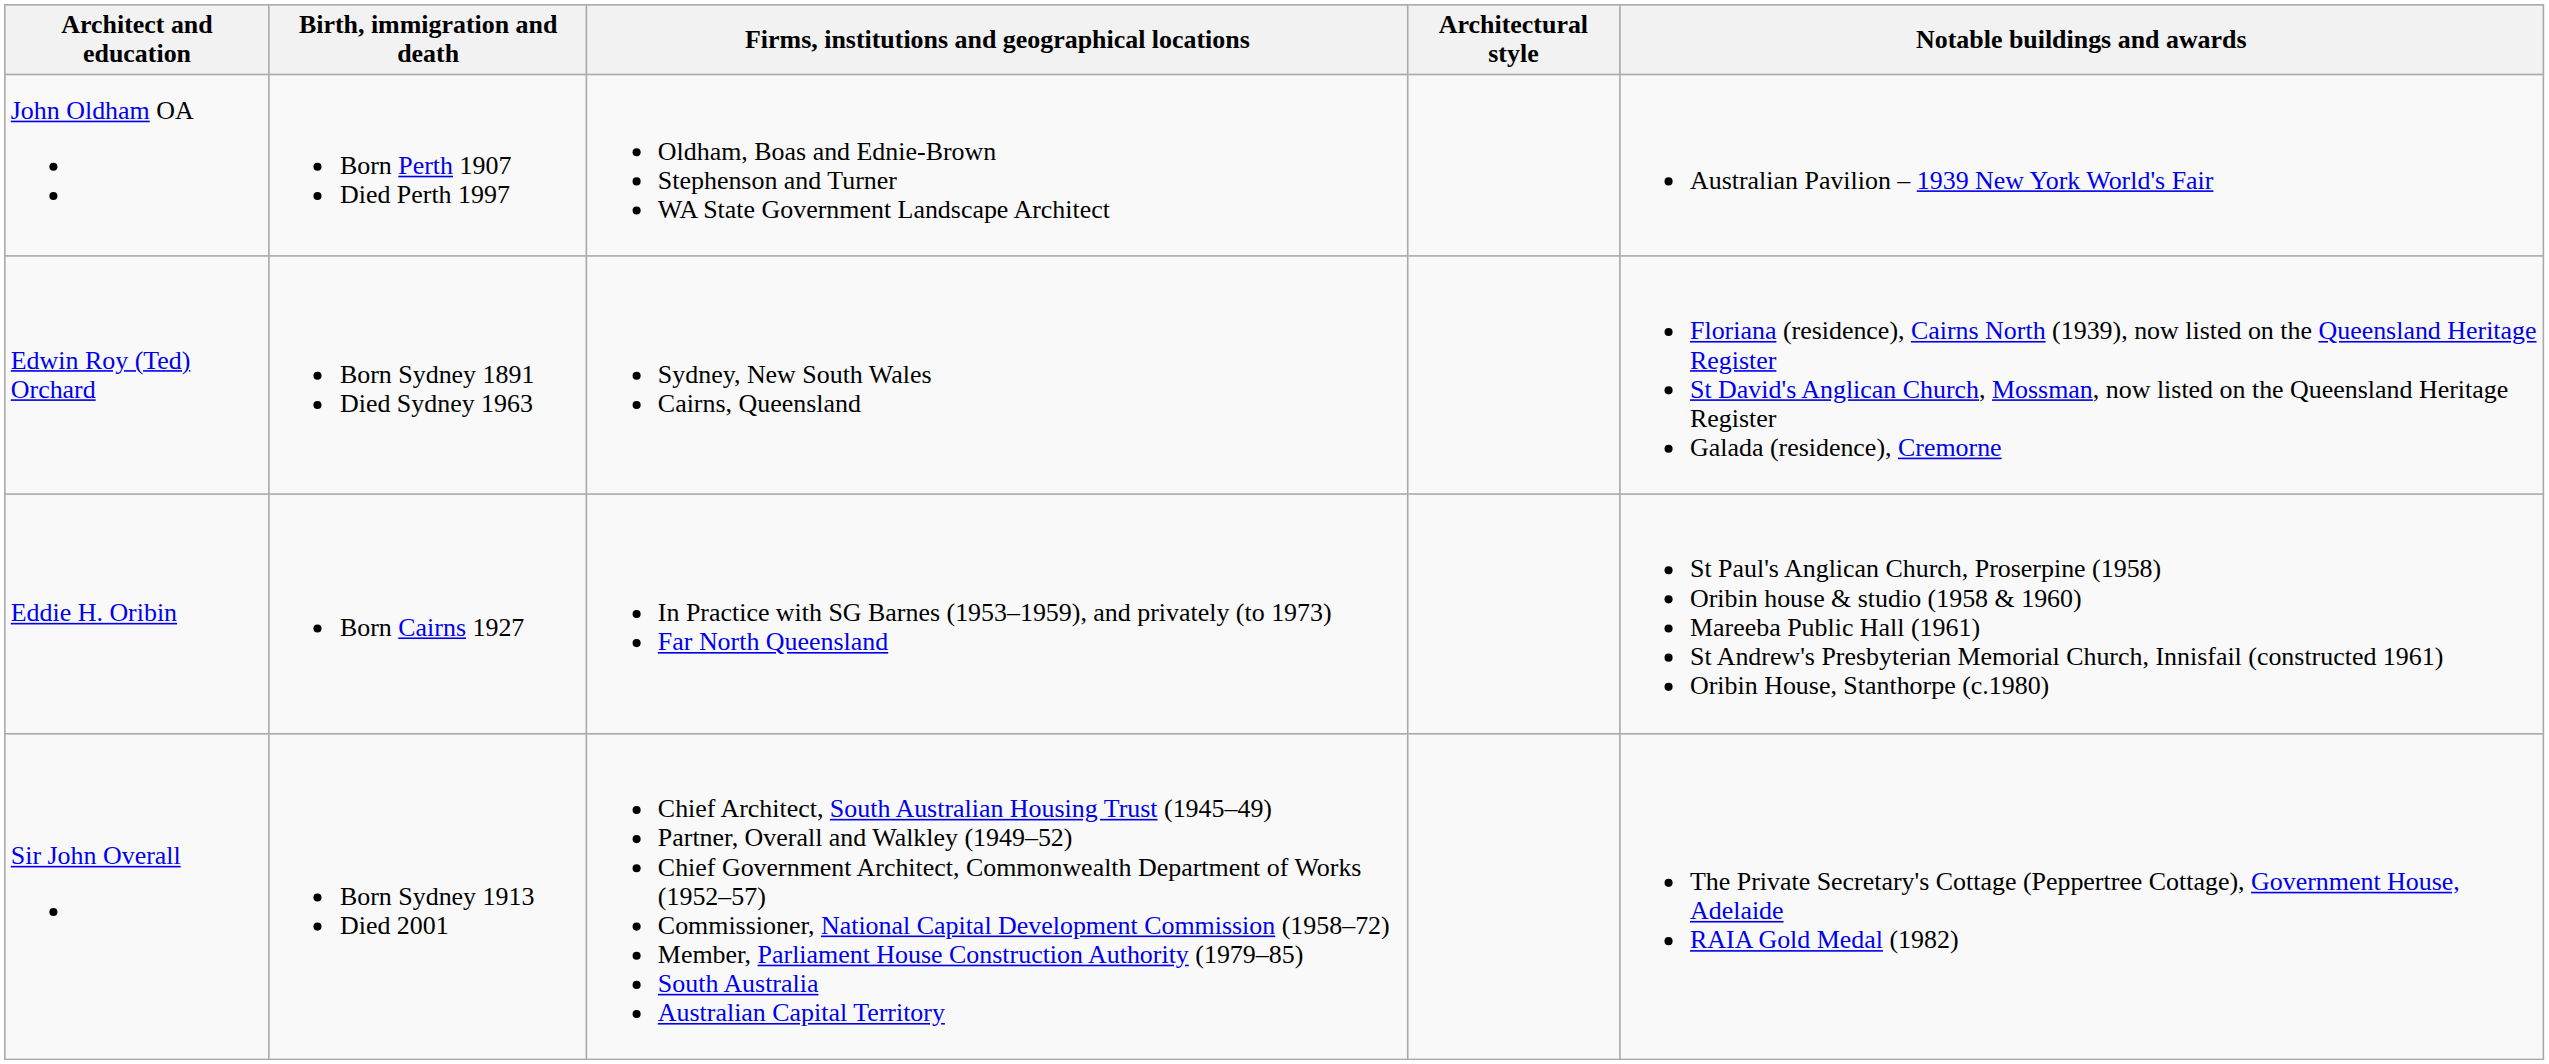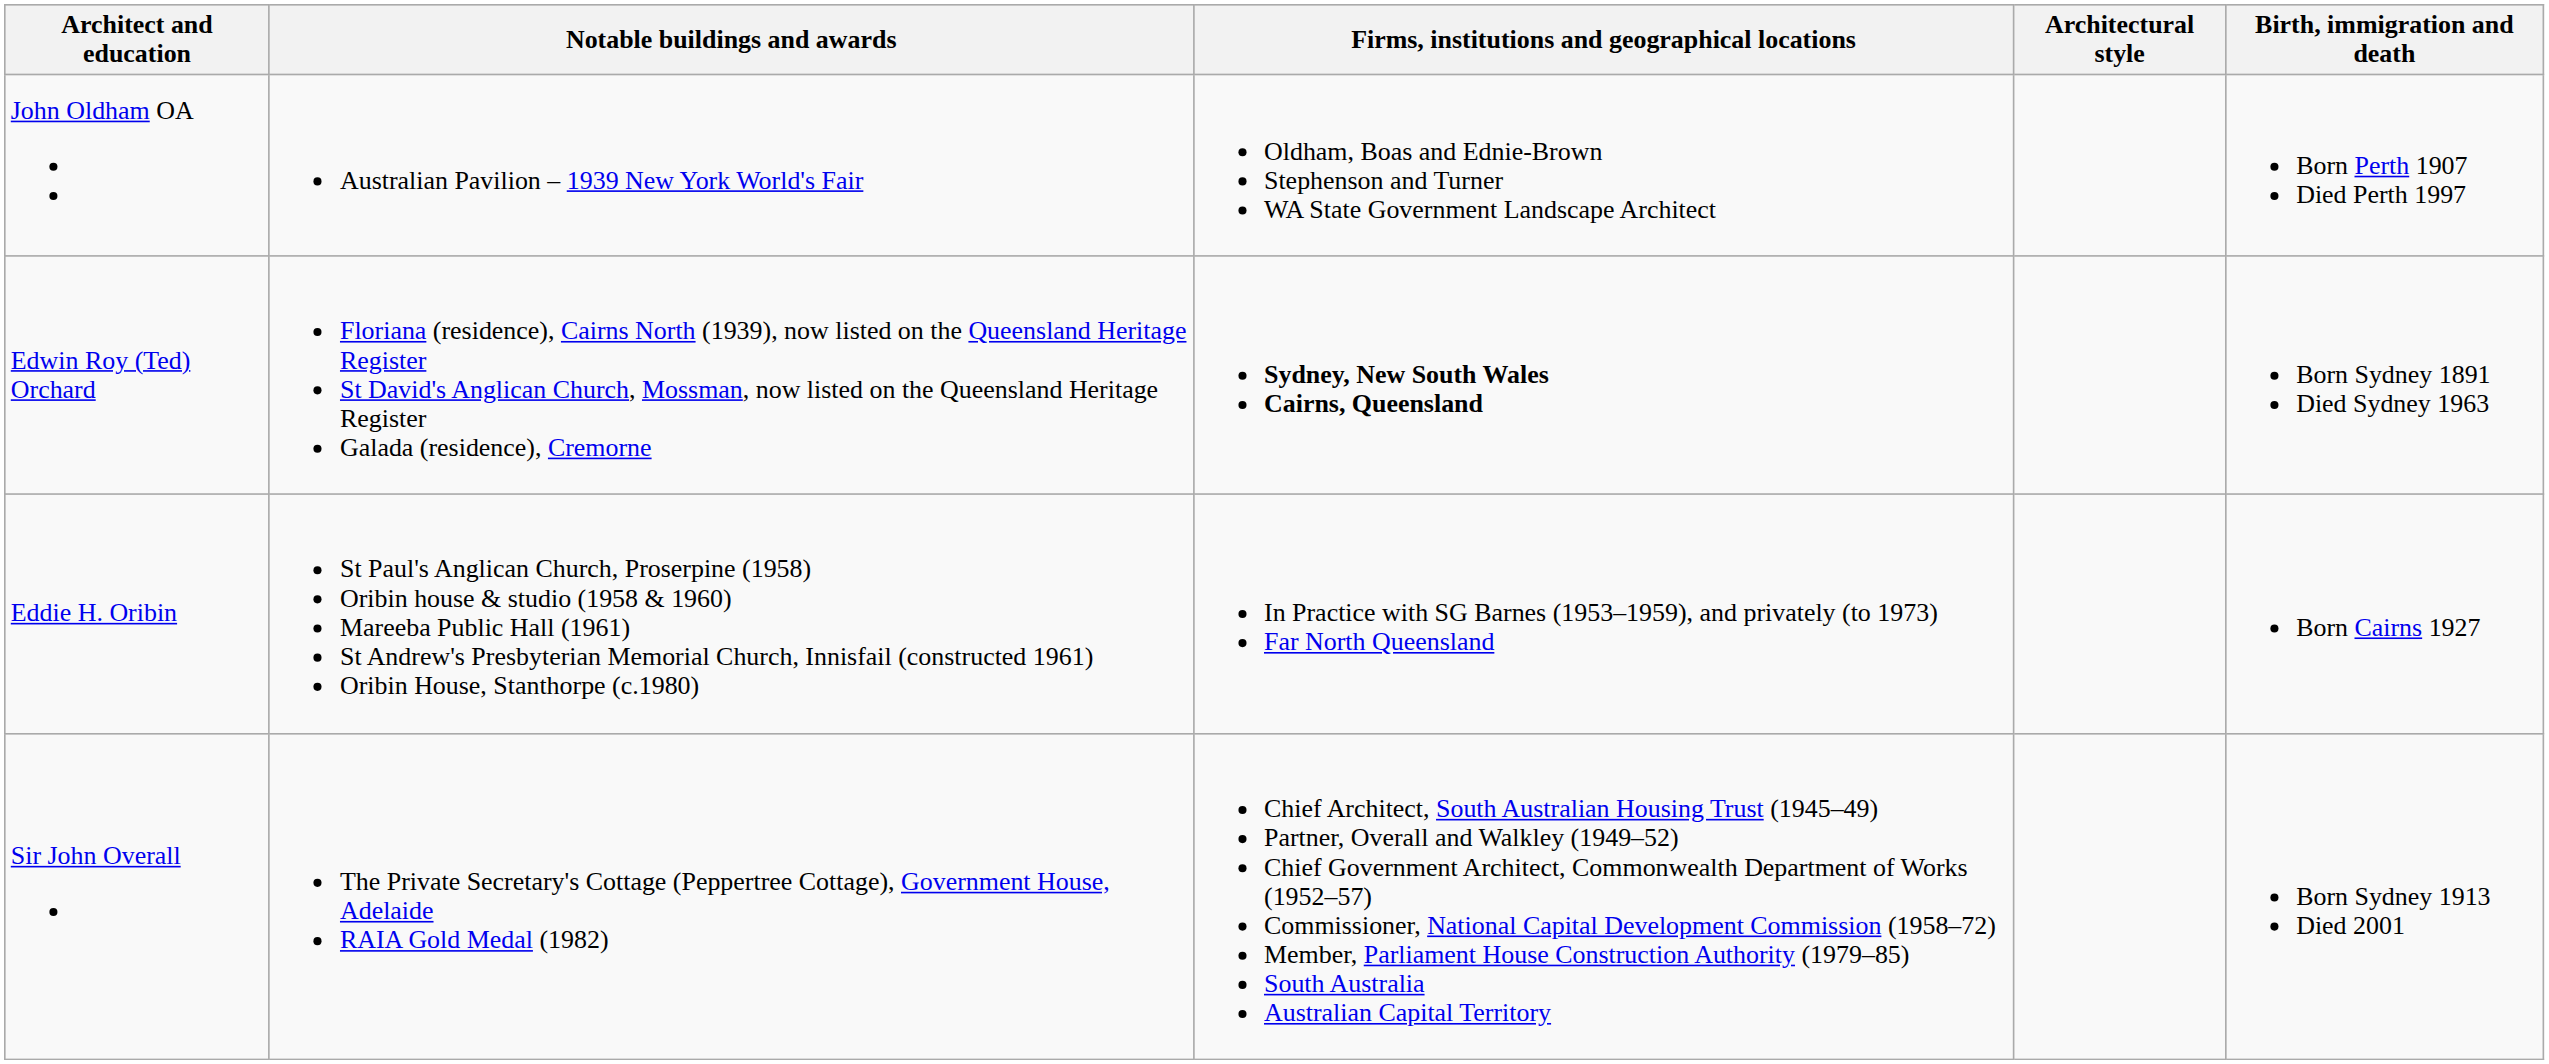columns swapped: (428, 39) <-> (2081, 39)
(997, 389) normal -> (1604, 389) bold
